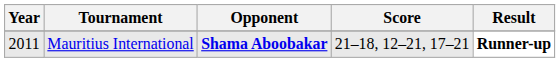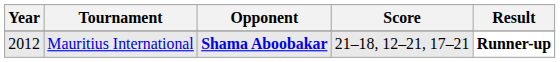(24, 44) 2011 -> (24, 44) 2012
